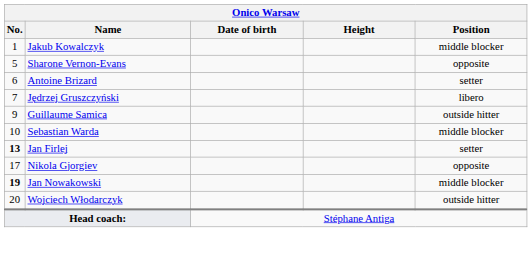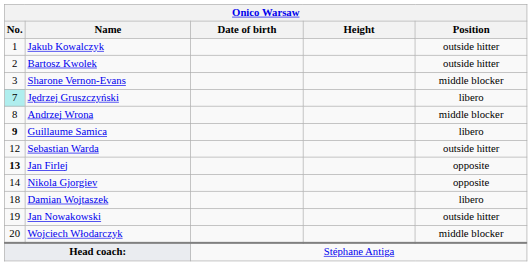(471, 47) middle blocker -> (471, 47) outside hitter
+ row: (62, 64)
(15, 64) 5 -> (15, 81) 3
(471, 64) opposite -> (471, 81) middle blocker
- row: (62, 81)
(15, 98) no background -> (15, 98) paleturquoise background
+ row: (60, 115)
(15, 115) normal -> (15, 132) bold
(471, 115) outside hitter -> (471, 132) libero
(15, 132) 10 -> (15, 149) 12
(471, 132) middle blocker -> (471, 149) outside hitter
(471, 149) setter -> (471, 166) opposite
(15, 166) 17 -> (15, 183) 14
+ row: (68, 200)
(15, 183) bold -> (15, 217) normal
(471, 183) middle blocker -> (471, 217) outside hitter
(471, 200) outside hitter -> (471, 234) middle blocker
